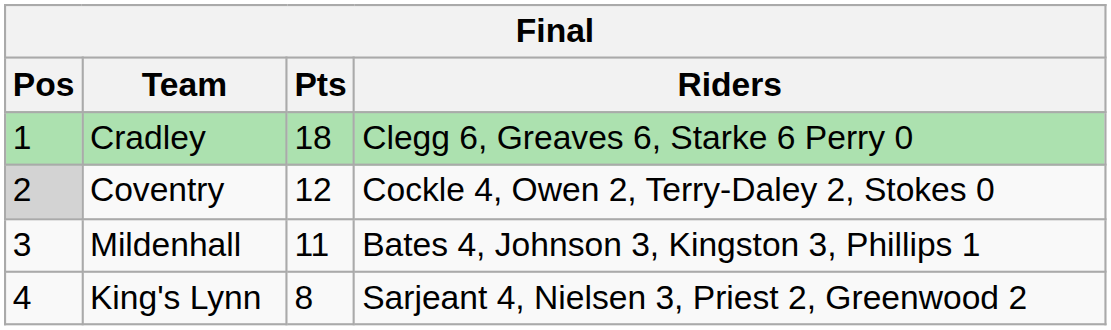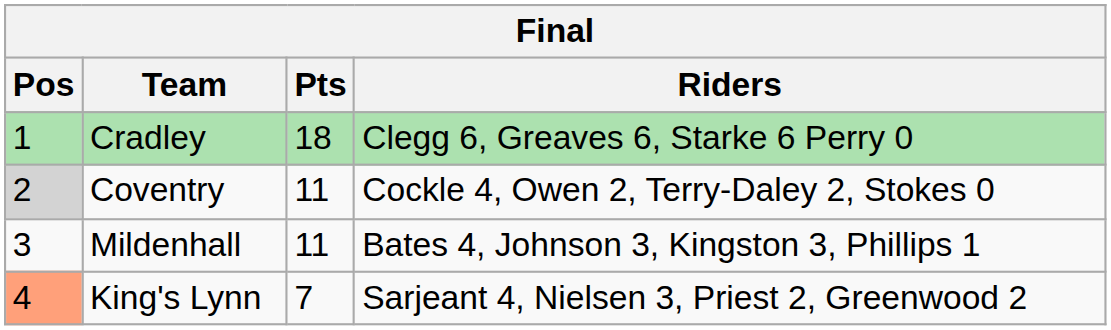(313, 191) 12 -> (312, 191) 11
(22, 297) no background -> (22, 297) lightsalmon background
(304, 297) 8 -> (304, 297) 7
